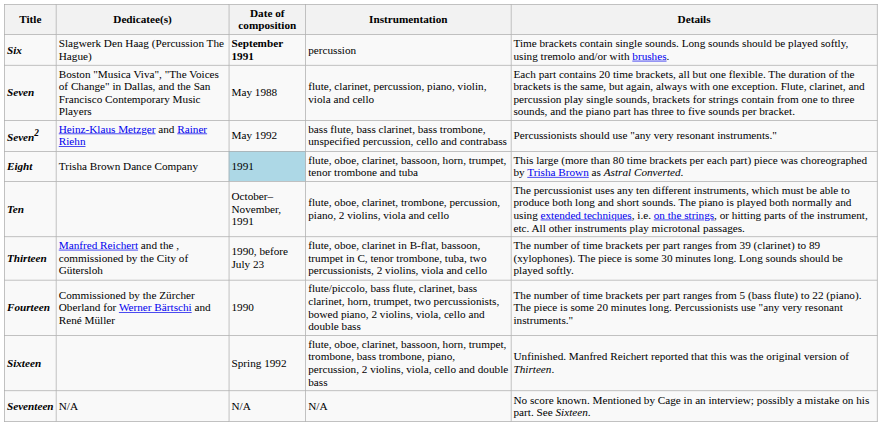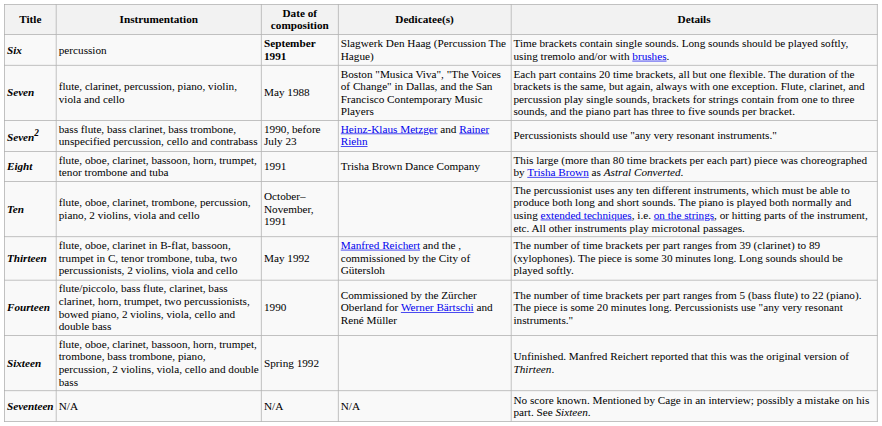columns swapped: (408, 19) <-> (143, 19)
(254, 135) May 1992 -> (292, 135) 1990, before July 23
(243, 166) lightblue background -> (275, 166) no background
(260, 258) 1990, before July 23 -> (287, 258) May 1992
